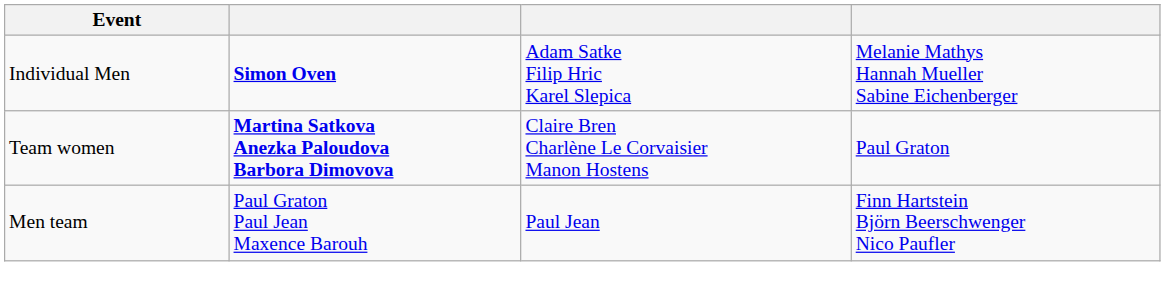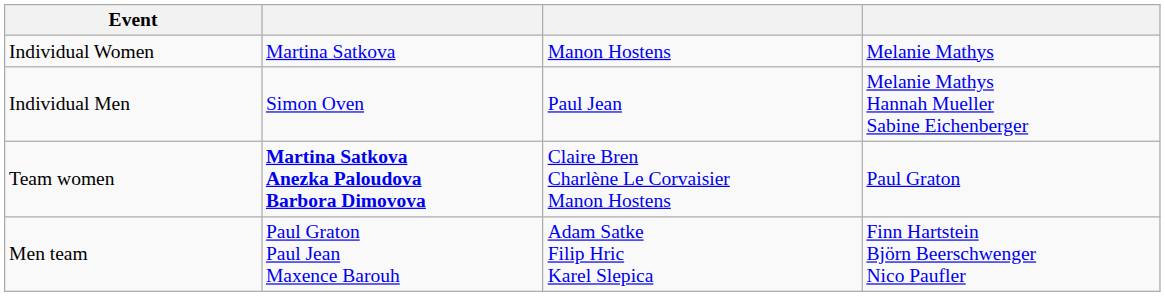+ row: (82, 50)
(285, 72) bold -> (315, 103) normal
(578, 72) Adam Satke Filip Hric Karel Slepica -> (585, 103) Paul Jean
(563, 222) Paul Jean -> (601, 253) Adam Satke Filip Hric Karel Slepica
